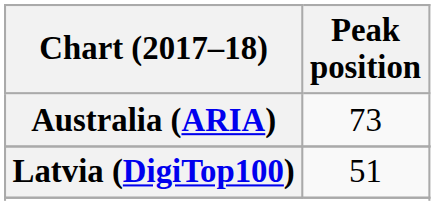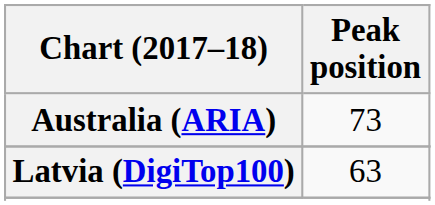(366, 171) 51 -> (366, 171) 63
